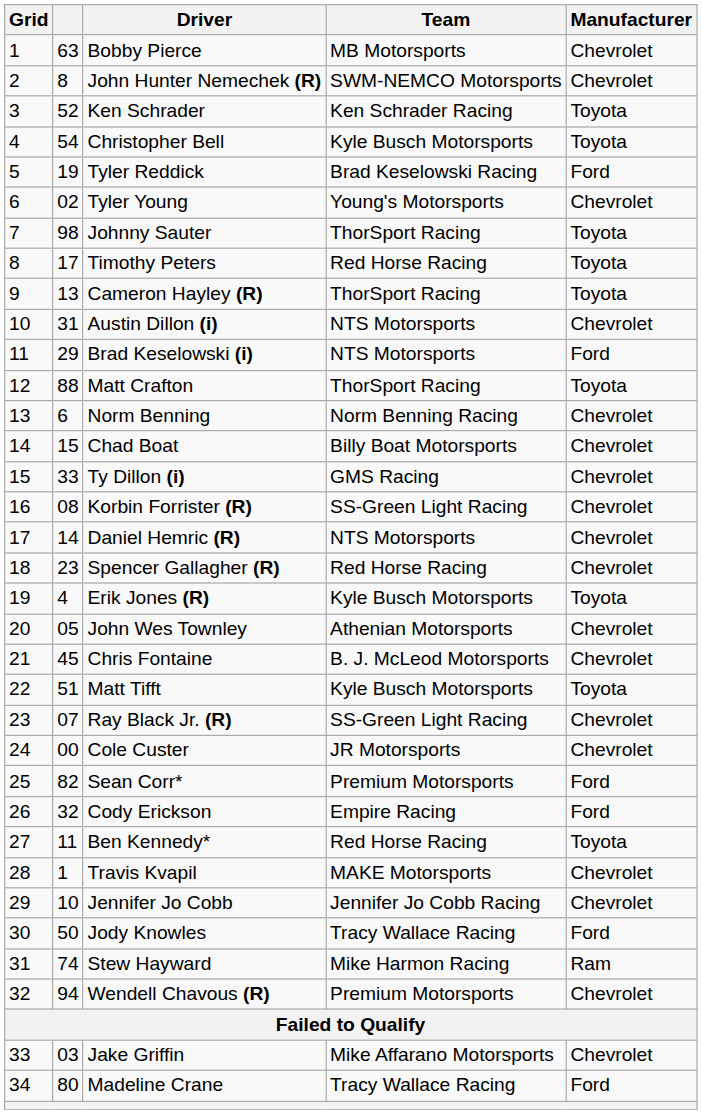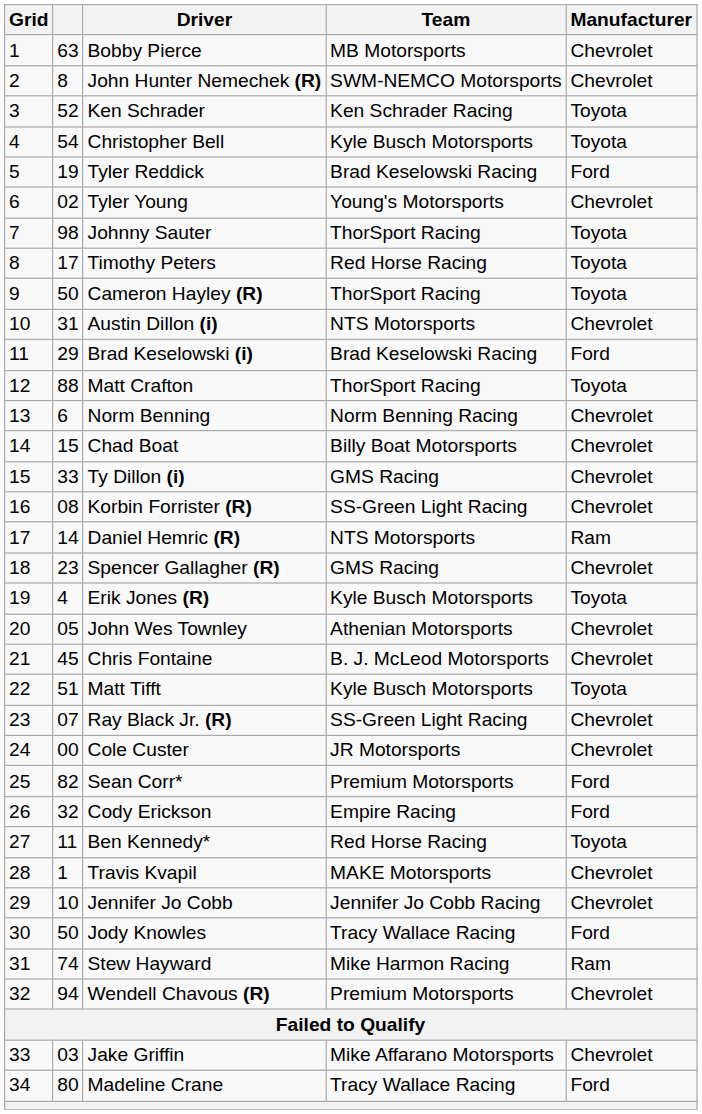(68, 293) 13 -> (68, 293) 50
(403, 354) NTS Motorsports -> (434, 354) Brad Keselowski Racing
(612, 537) Chevrolet -> (591, 537) Ram
(409, 567) Red Horse Racing -> (385, 567) GMS Racing
